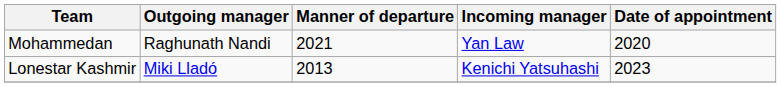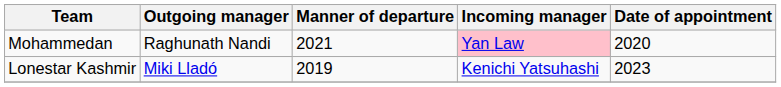(493, 43) no background -> (493, 43) pink background
(314, 69) 2013 -> (314, 69) 2019
